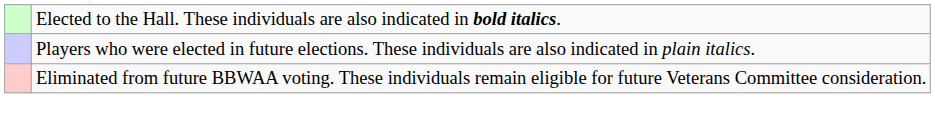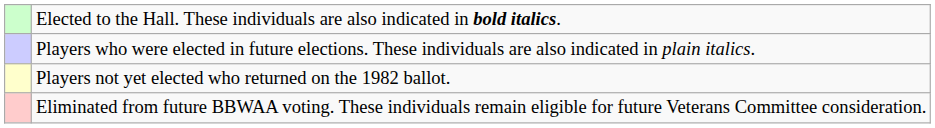+ row: (243, 78)
